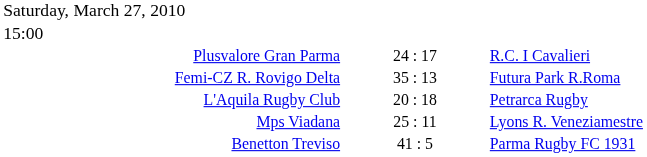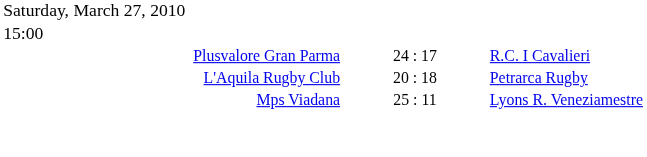- row: (257, 78)
- row: (286, 144)
